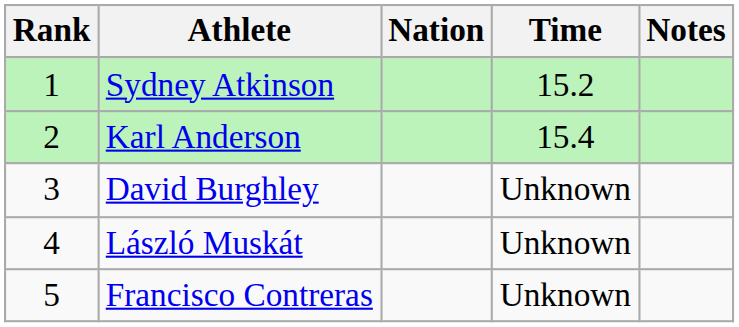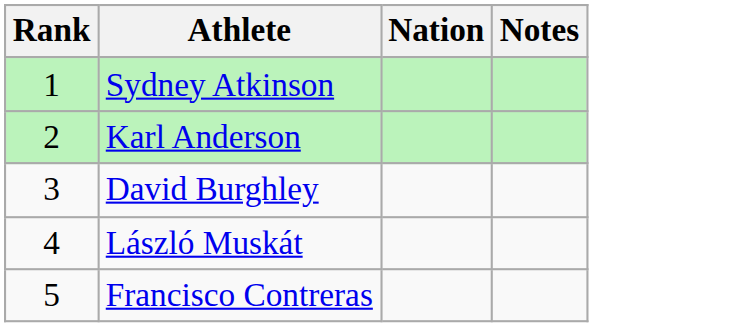- column: (565, 30)
